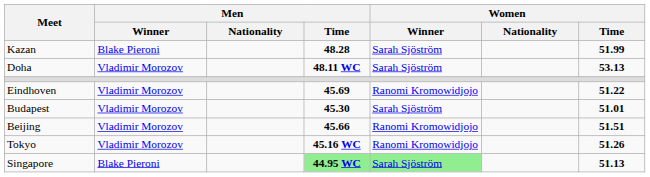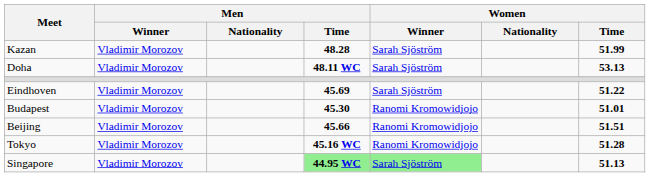(128, 49) Blake Pieroni -> (140, 49) Vladimir Morozov
(425, 90) Ranomi Kromowidjojo -> (407, 90) Sarah Sjöström
(407, 108) Sarah Sjöström -> (425, 108) Ranomi Kromowidjojo
(612, 144) 51.26 -> (612, 144) 51.28
(128, 162) Blake Pieroni -> (140, 162) Vladimir Morozov
